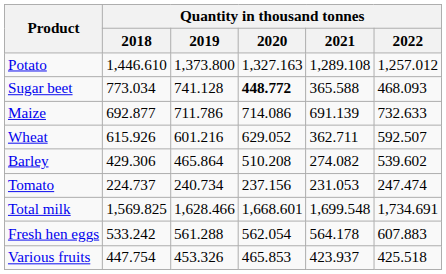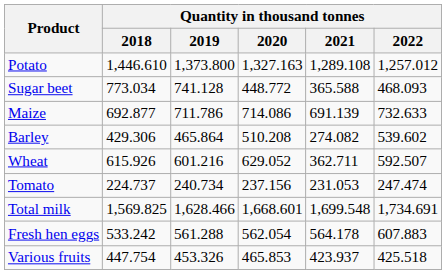(266, 88) bold -> (266, 88) normal
rows swapped: (28, 137) <-> (28, 161)
